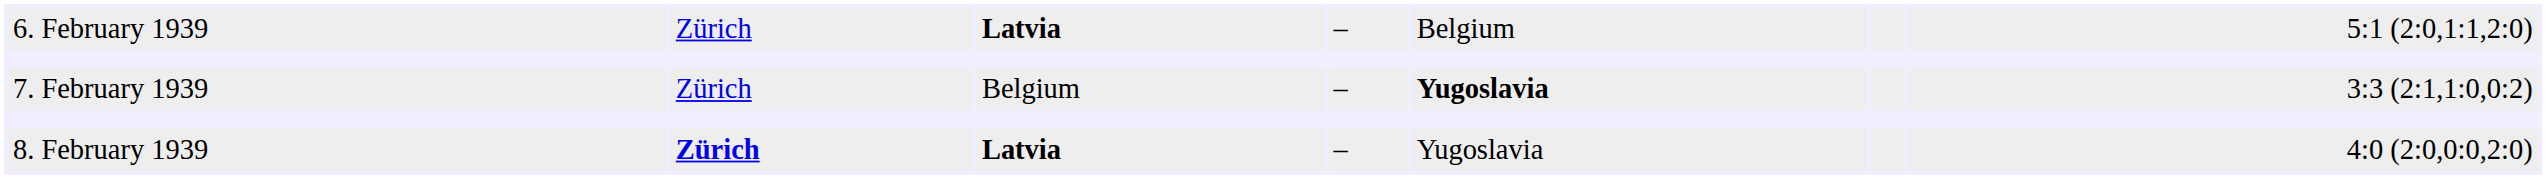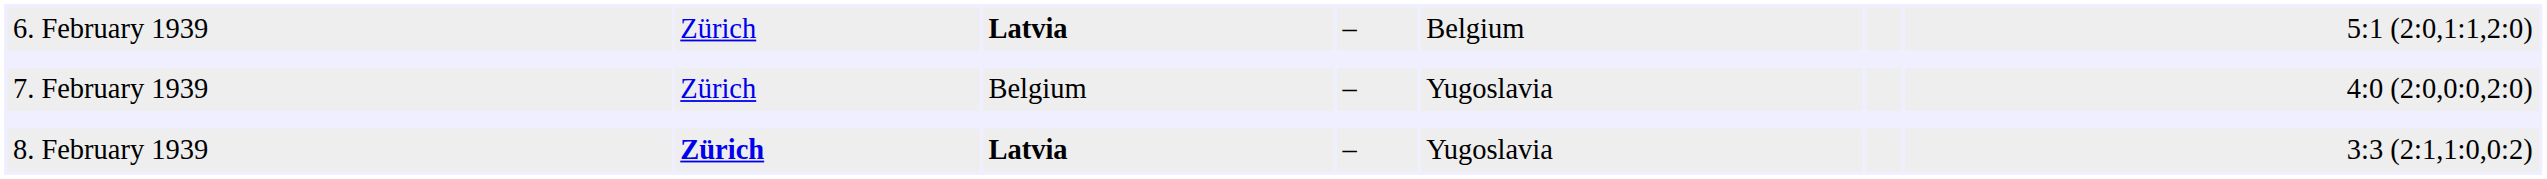(1483, 89) bold -> (1490, 89) normal
(2440, 89) 3:3 (2:1,1:0,0:2) -> (2440, 89) 4:0 (2:0,0:0,2:0)
(2440, 149) 4:0 (2:0,0:0,2:0) -> (2440, 149) 3:3 (2:1,1:0,0:2)
